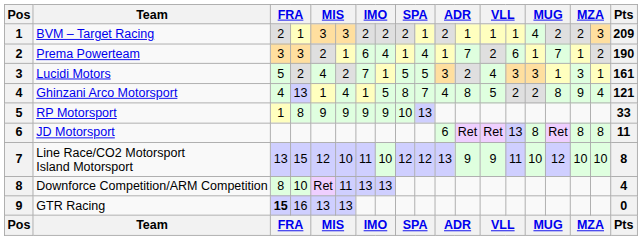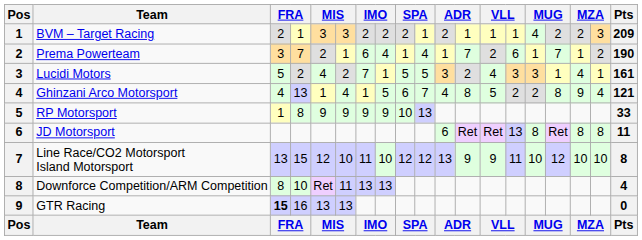(300, 53) 3 -> (300, 53) 7
(581, 73) 3 -> (581, 73) 4
(405, 93) 8 -> (405, 93) 6
